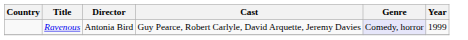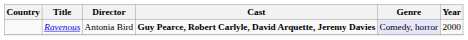(249, 27) normal -> (256, 27) bold
(437, 27) 1999 -> (452, 27) 2000
